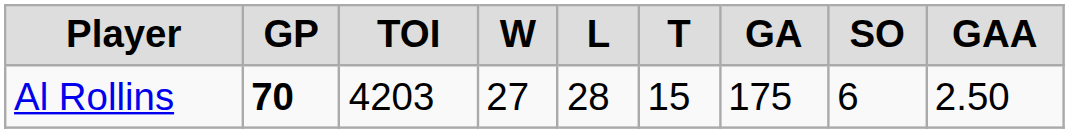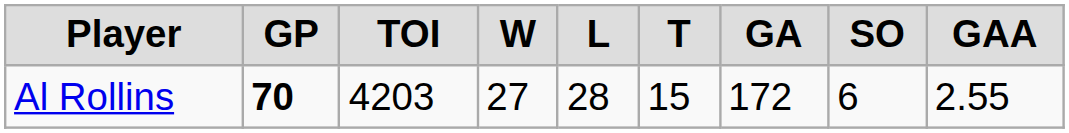(760, 95) 175 -> (760, 95) 172
(972, 95) 2.50 -> (972, 95) 2.55
